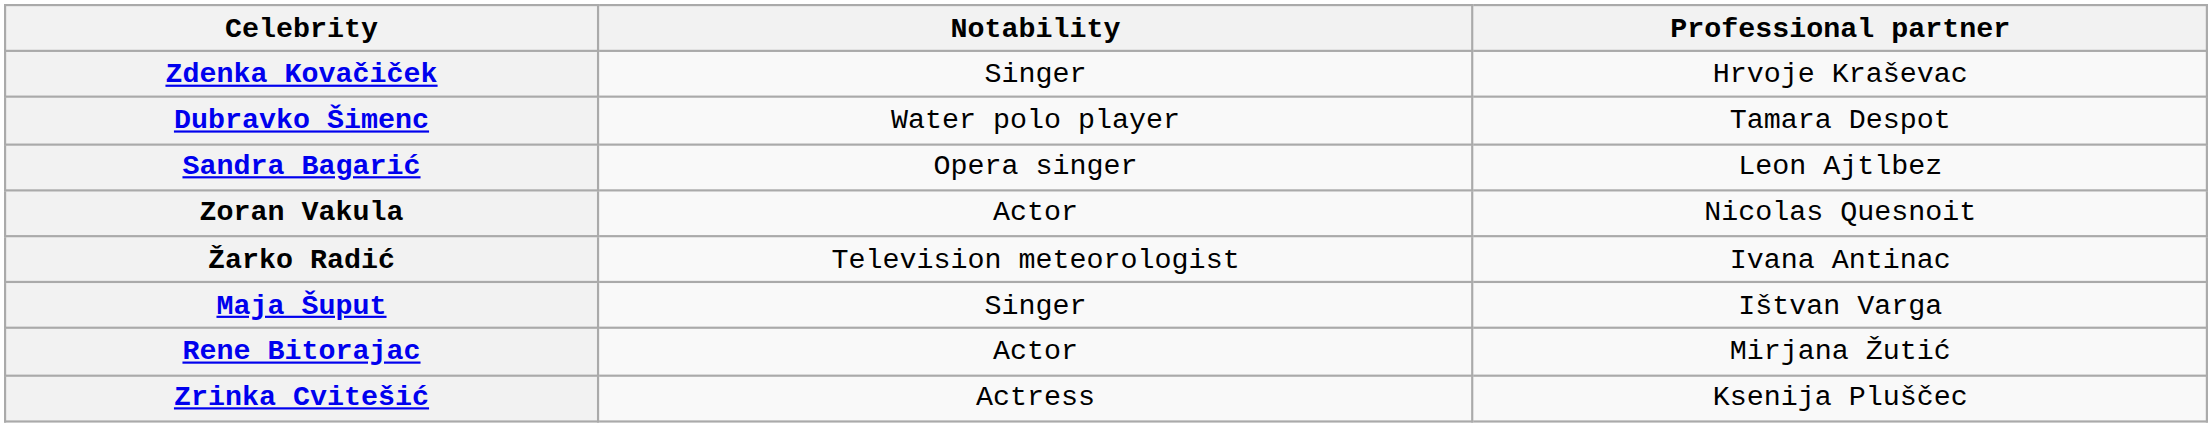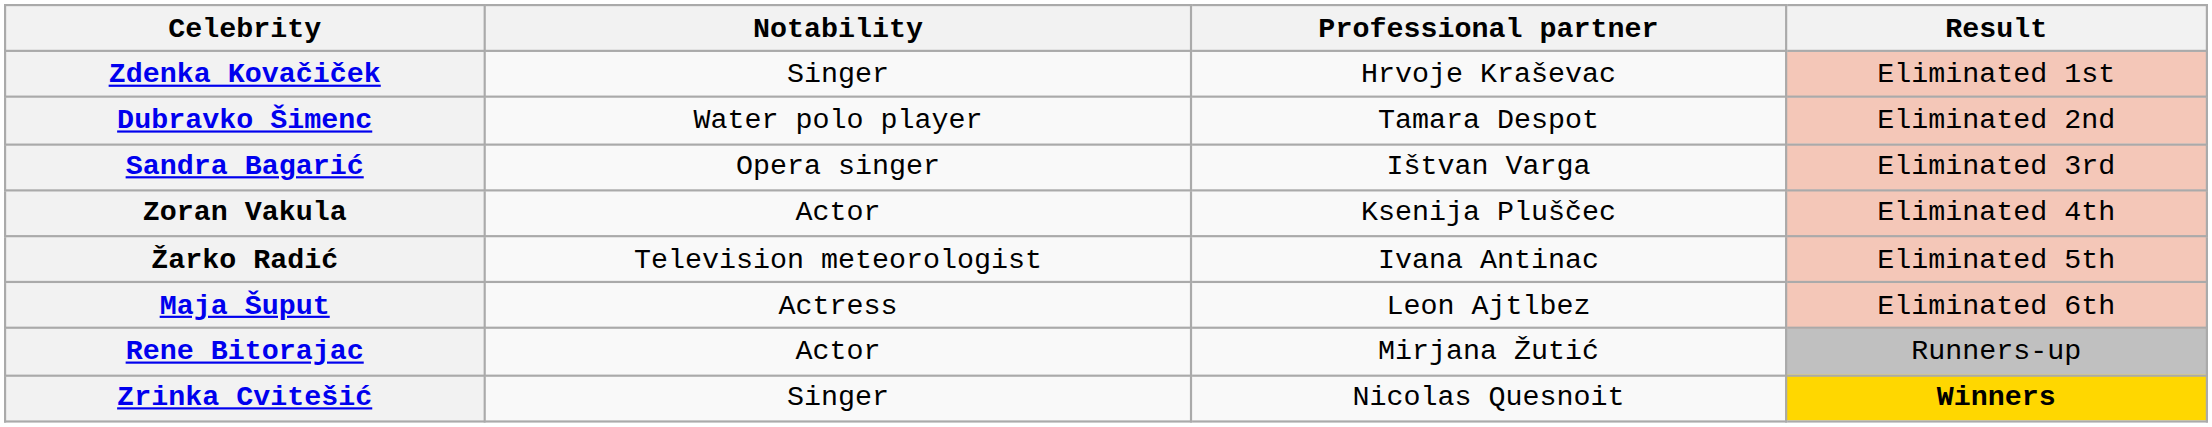+ column: (1996, 28)
(1840, 167) Leon Ajtlbez -> (1488, 167) Ištvan Varga
(1840, 213) Nicolas Quesnoit -> (1488, 213) Ksenija Pluščec
(1036, 305) Singer -> (838, 305) Actress
(1840, 305) Ištvan Varga -> (1488, 305) Leon Ajtlbez
(1036, 398) Actress -> (838, 398) Singer
(1840, 398) Ksenija Pluščec -> (1488, 398) Nicolas Quesnoit
